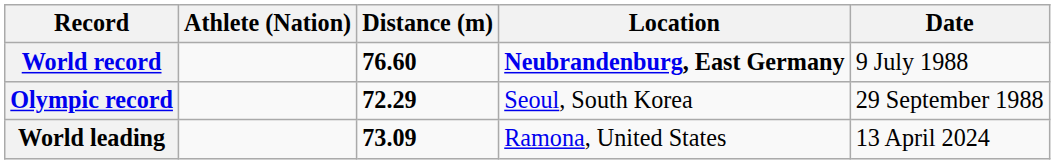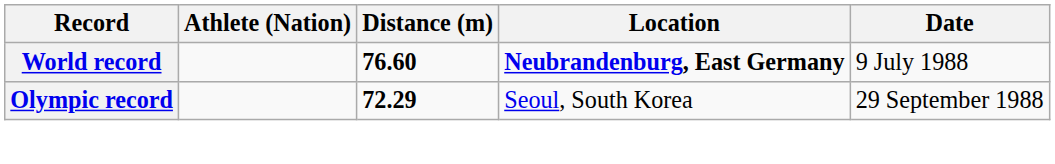- row: (92, 138)
